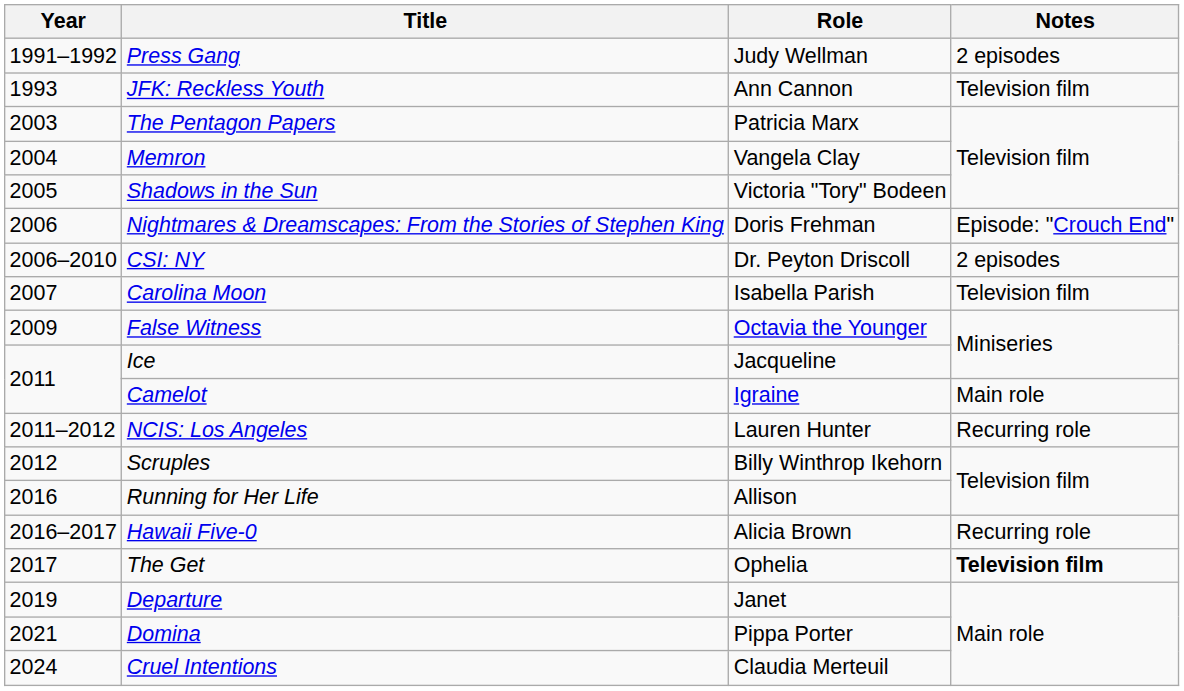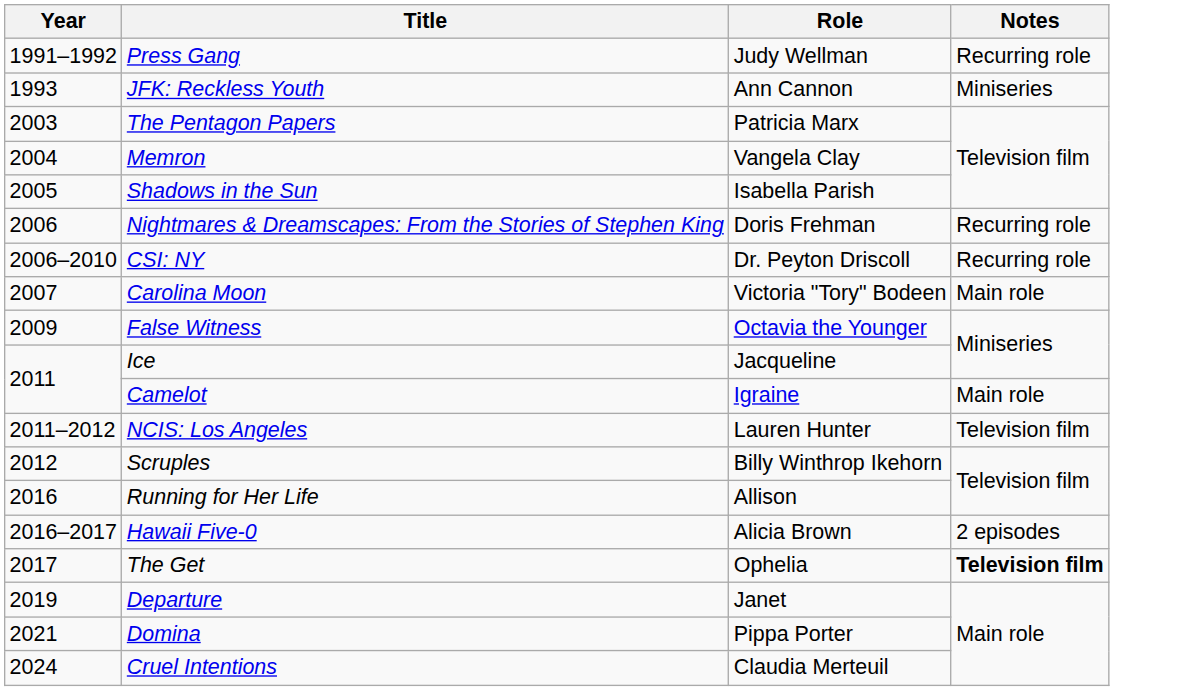(1008, 55) 2 episodes -> (1024, 55) Recurring role
(1023, 89) Television film -> (1005, 89) Miniseries
(840, 191) Victoria "Tory" Bodeen -> (804, 191) Isabella Parish
(1065, 225) Episode: "Crouch End" -> (1024, 225) Recurring role
(1008, 259) 2 episodes -> (1024, 259) Recurring role
(804, 293) Isabella Parish -> (840, 293) Victoria "Tory" Bodeen
(1023, 293) Television film -> (1000, 293) Main role
(1024, 429) Recurring role -> (1023, 429) Television film
(1024, 531) Recurring role -> (1008, 531) 2 episodes
